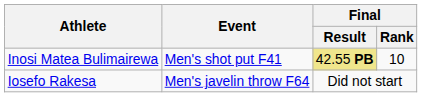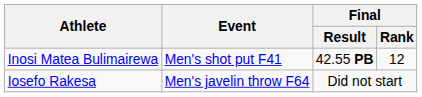(345, 59) khaki background -> (345, 59) no background
(397, 59) 10 -> (397, 59) 12
